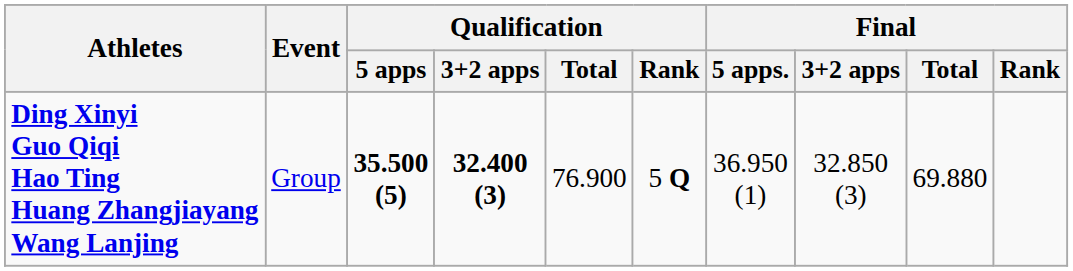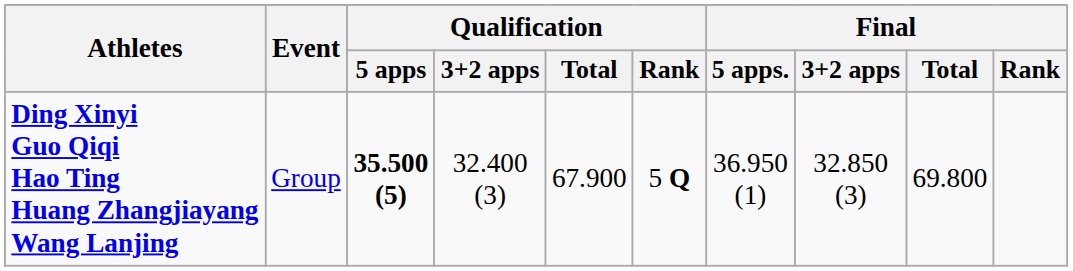(490, 178) bold -> (490, 178) normal
(589, 178) 76.900 -> (589, 178) 67.900
(950, 178) 69.880 -> (950, 178) 69.800
